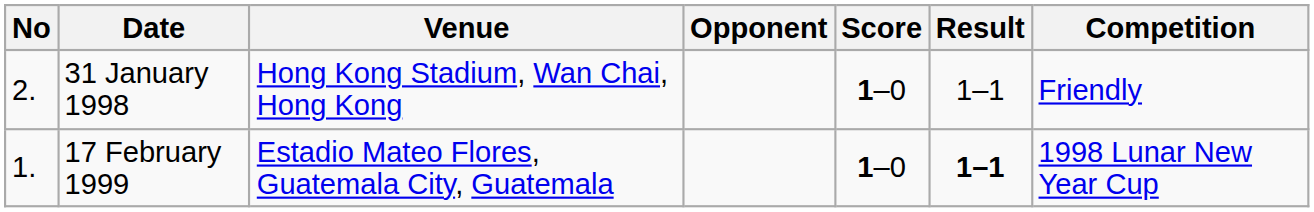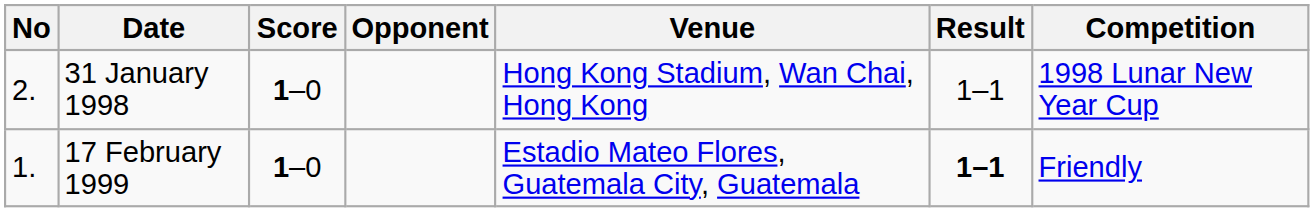columns swapped: (467, 28) <-> (882, 28)
(1090, 90) Friendly -> (1145, 90) 1998 Lunar New Year Cup
(1145, 168) 1998 Lunar New Year Cup -> (1090, 168) Friendly
